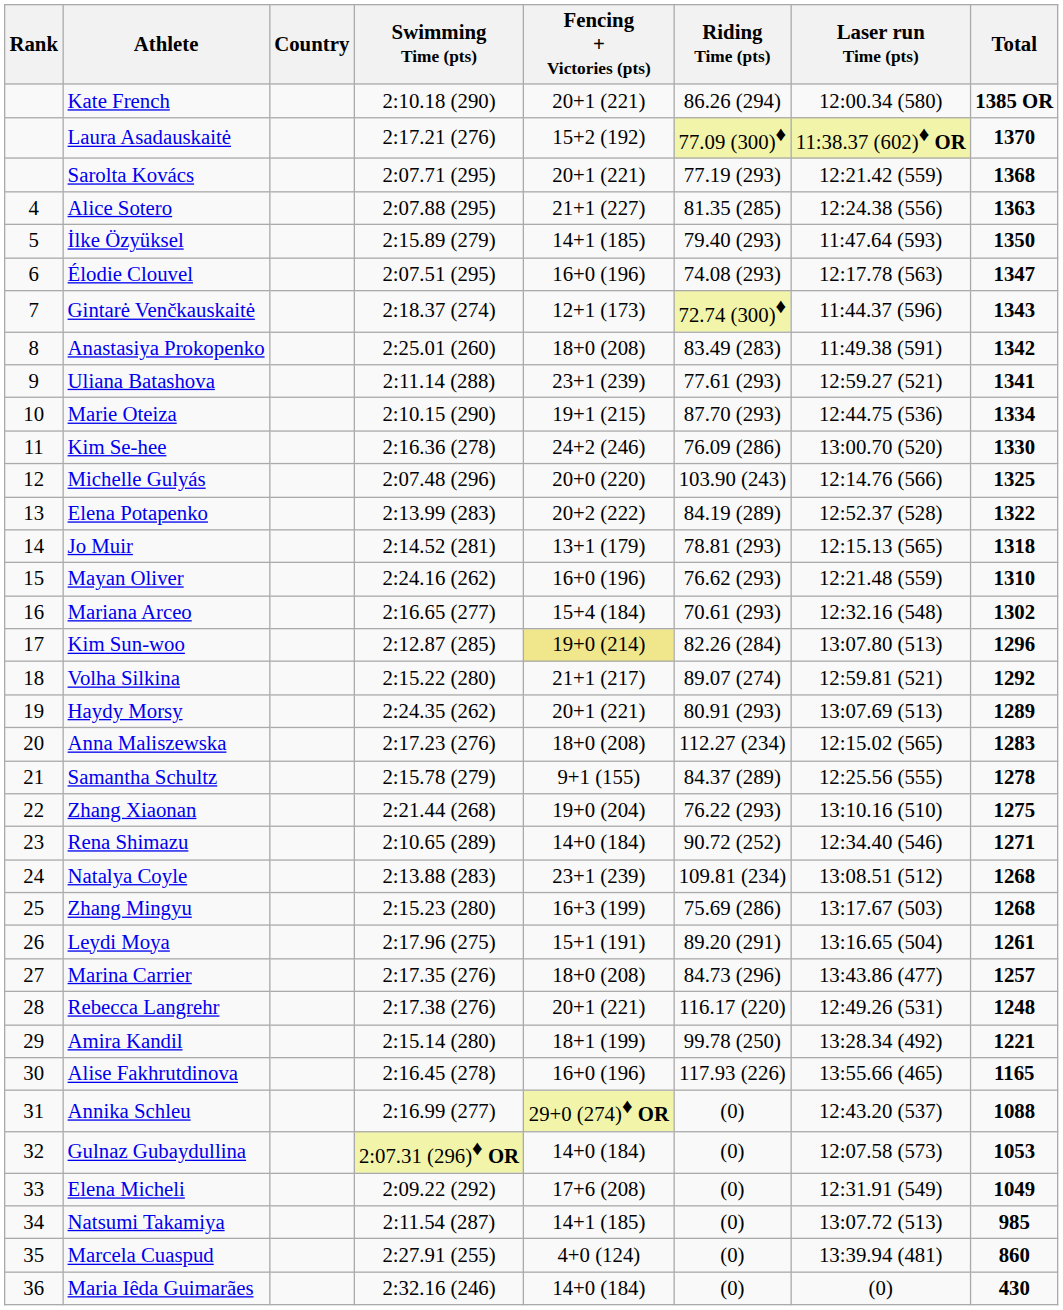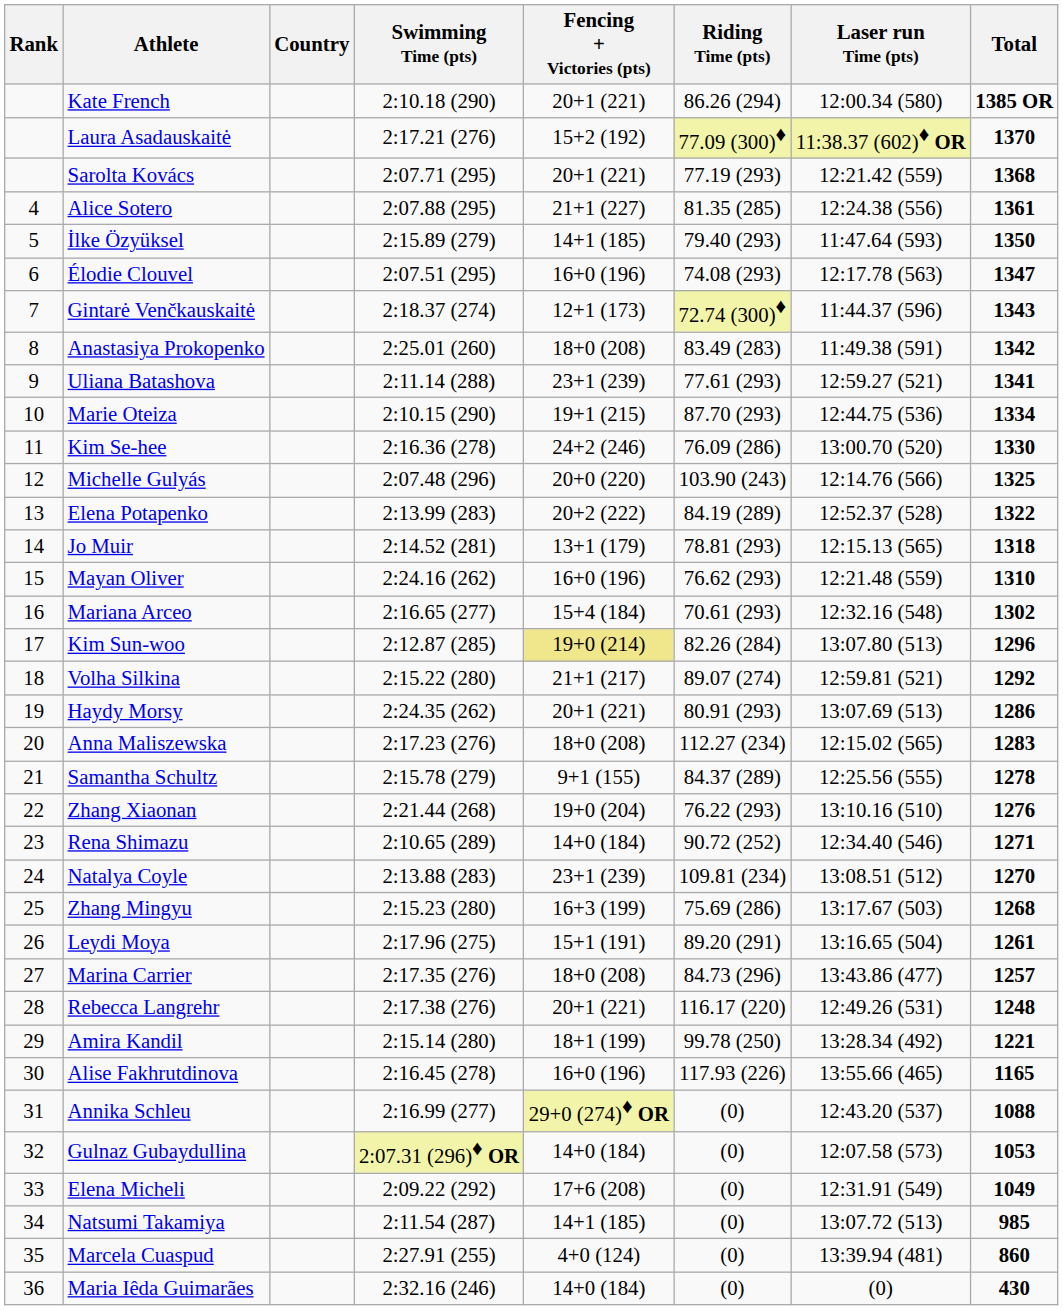(1014, 207) 1363 -> (1014, 207) 1361
(1014, 711) 1289 -> (1014, 711) 1286
(1014, 809) 1275 -> (1014, 809) 1276
(1014, 875) 1268 -> (1014, 875) 1270
